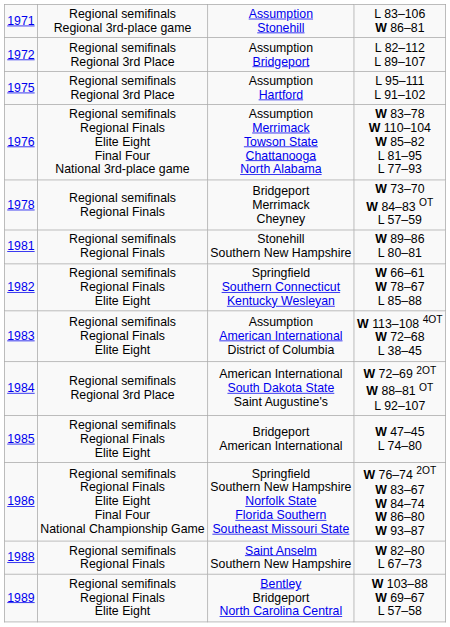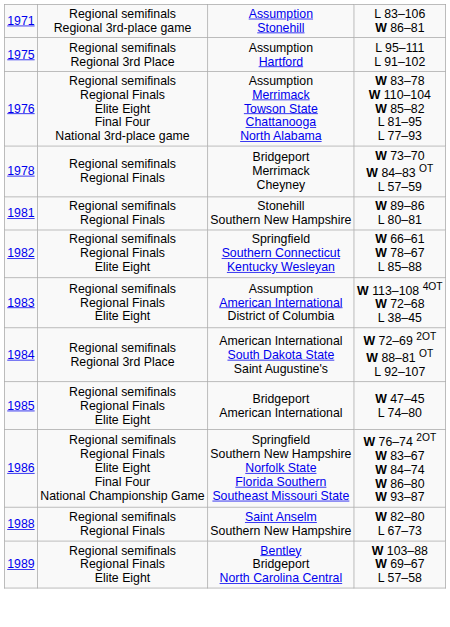- row: (281, 54)
